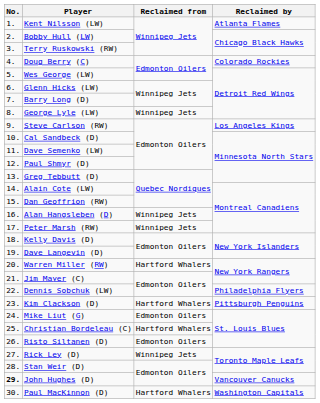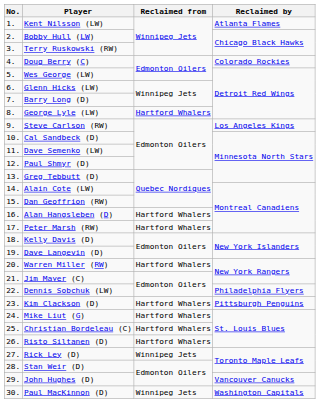(166, 112) Winnipeg Jets -> (173, 112) Hartford Whalers
(166, 214) Winnipeg Jets -> (173, 214) Hartford Whalers
(166, 227) Winnipeg Jets -> (173, 227) Hartford Whalers
(171, 316) Edmonton Oilers -> (173, 316) Hartford Whalers
(171, 341) Edmonton Oilers -> (173, 341) Hartford Whalers
(13, 379) bold -> (13, 379) normal
(173, 392) Hartford Whalers -> (166, 392) Winnipeg Jets
